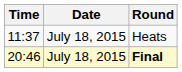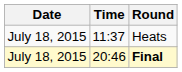columns swapped: (86, 15) <-> (24, 15)
